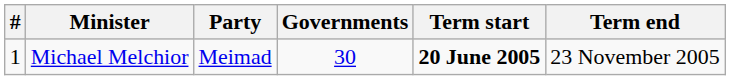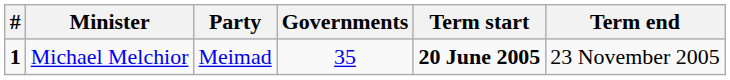(15, 56) normal -> (15, 56) bold
(345, 56) 30 -> (345, 56) 35
